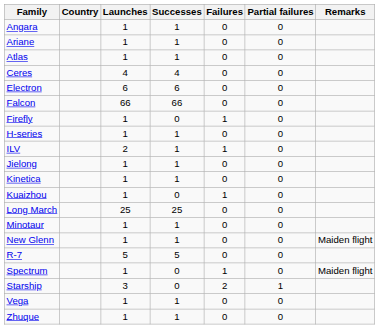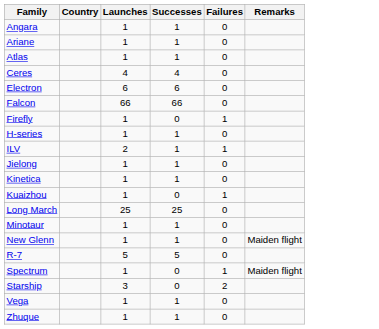- column: (280, 12)
